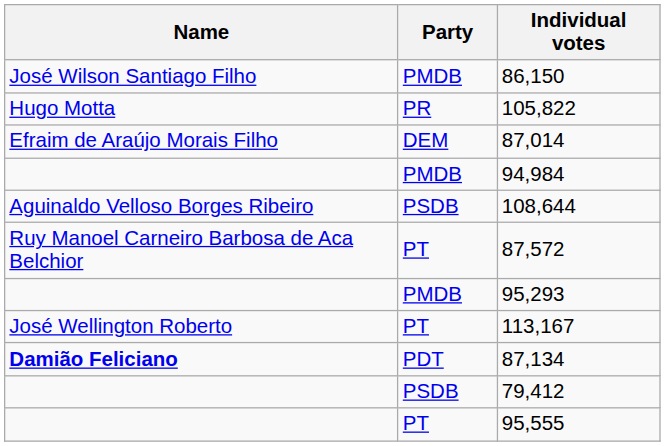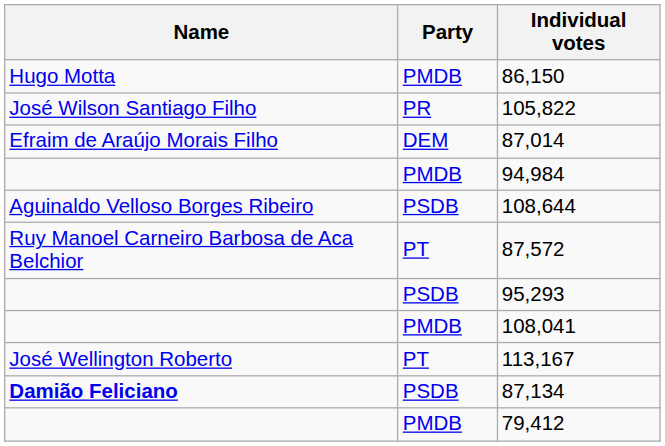(133, 76) José Wilson Santiago Filho -> (62, 76) Hugo Motta
(62, 108) Hugo Motta -> (133, 108) José Wilson Santiago Filho
(432, 294) PMDB -> (431, 294) PSDB
+ row: (539, 326)
(423, 359) PDT -> (431, 391) PSDB
(431, 391) PSDB -> (432, 424) PMDB
- row: (533, 424)
